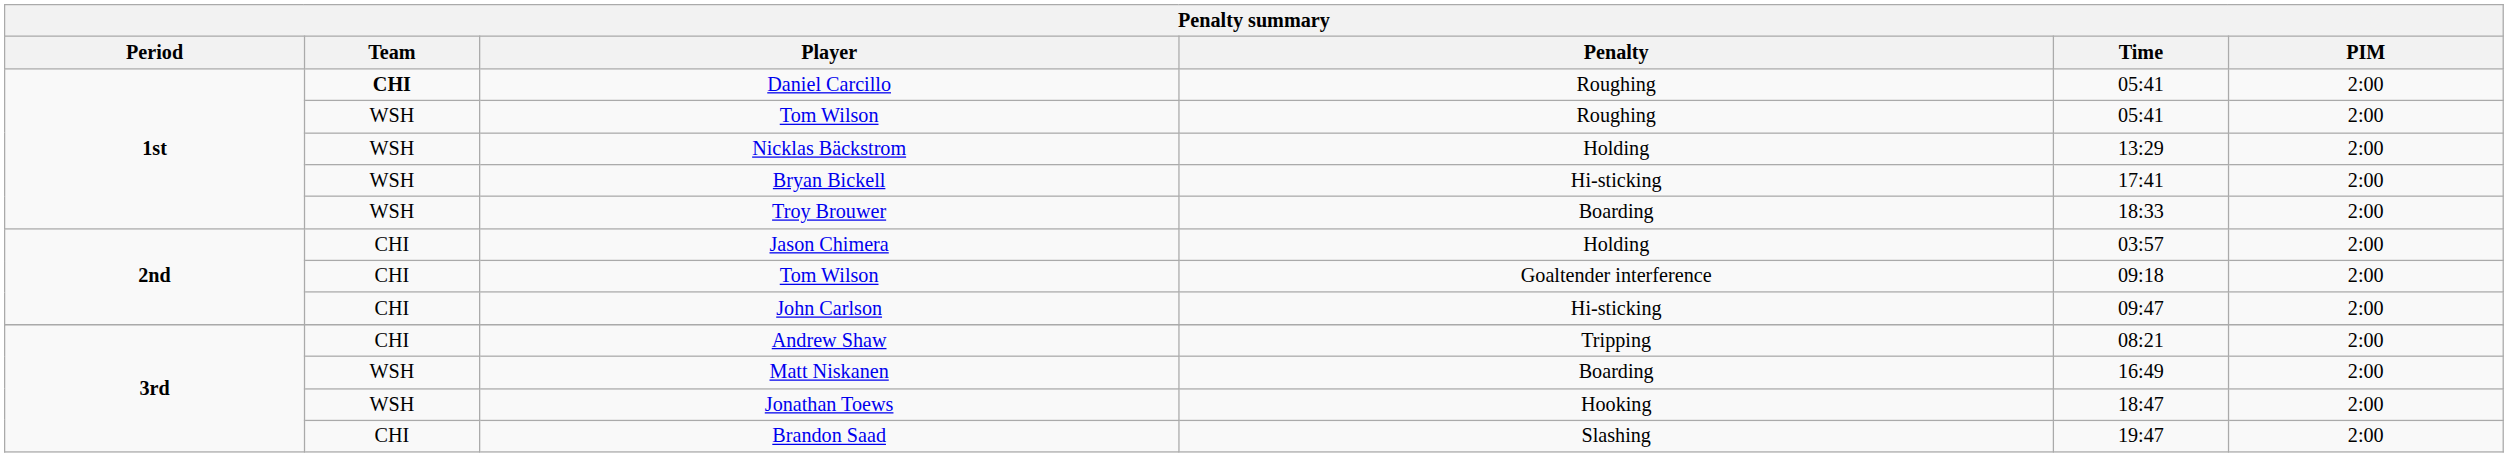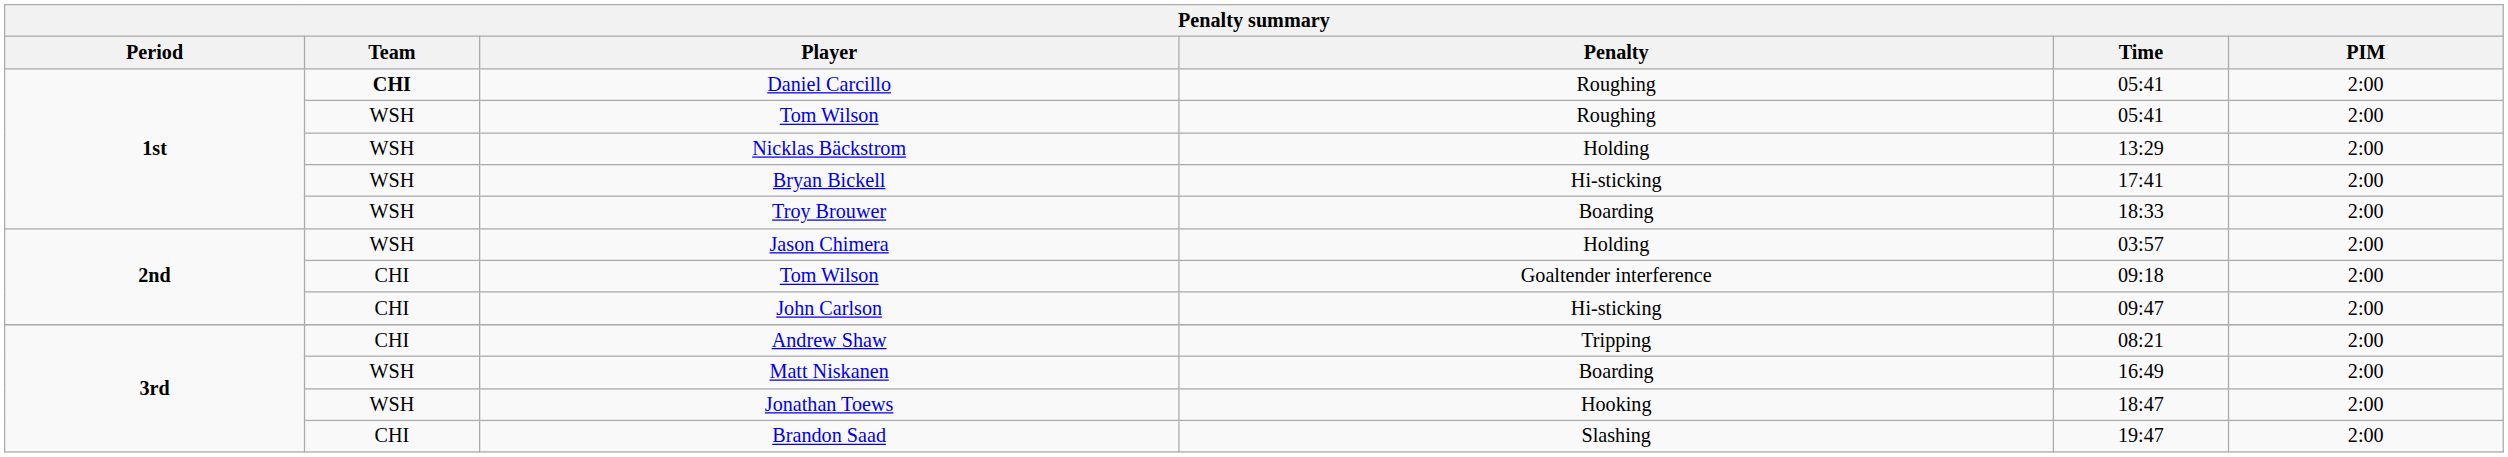(392, 244) CHI -> (392, 244) WSH
